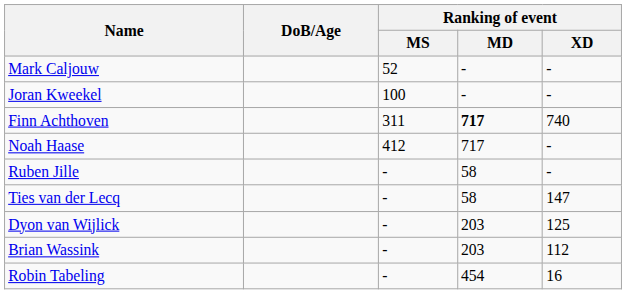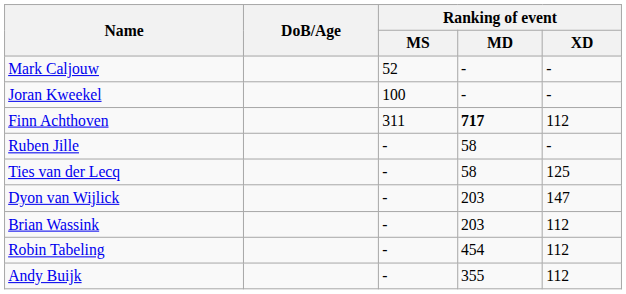(558, 120) 740 -> (558, 120) 112
- row: (46, 146)
(558, 198) 147 -> (558, 172) 125
(558, 224) 125 -> (558, 198) 147
(554, 275) 16 -> (558, 249) 112
+ row: (45, 275)
